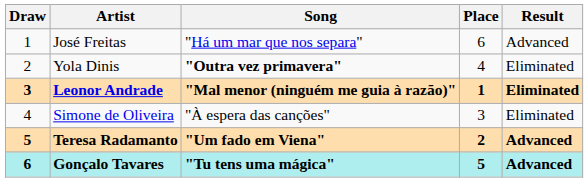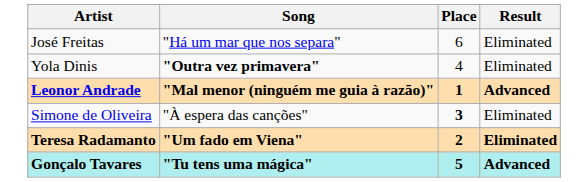- column: (27, 16)
(537, 41) Advanced -> (518, 41) Eliminated
(542, 90) Eliminated -> (517, 90) Advanced
(481, 115) normal -> (459, 115) bold
(539, 139) Advanced -> (520, 139) Eliminated
